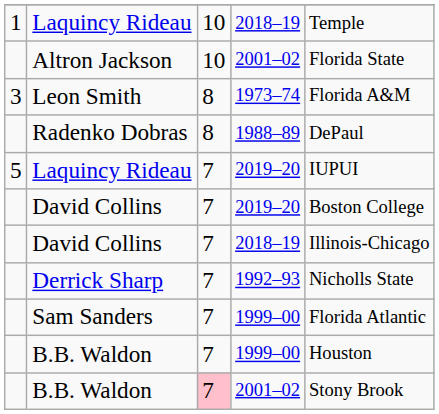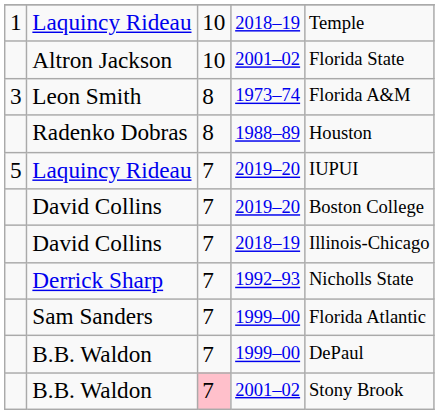(336, 133) DePaul -> (340, 133) Houston
(340, 354) Houston -> (336, 354) DePaul
